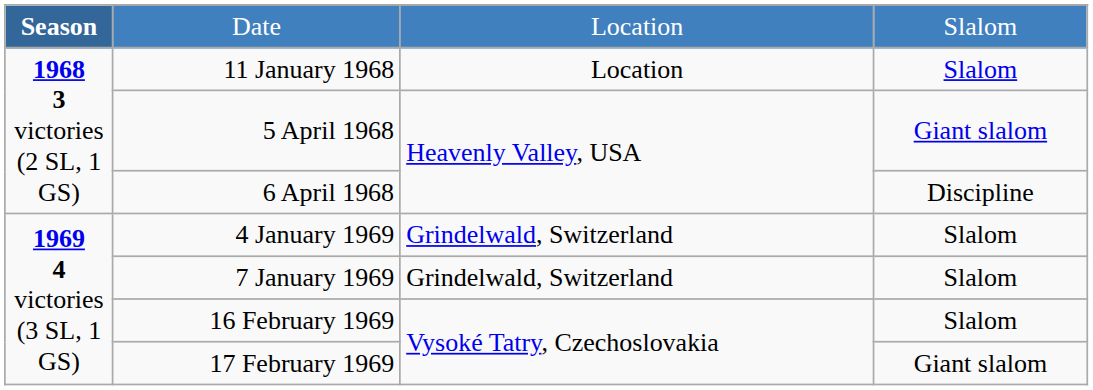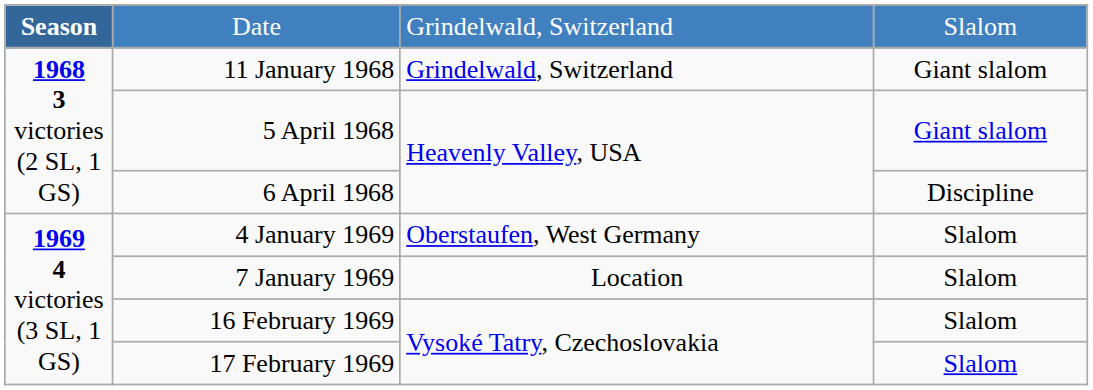(637, 26) Location -> (540, 26) Grindelwald, Switzerland
(637, 68) Location -> (540, 68) Grindelwald, Switzerland
(980, 68) Slalom -> (980, 68) Giant slalom
(540, 234) Grindelwald, Switzerland -> (553, 234) Oberstaufen, West Germany
(540, 277) Grindelwald, Switzerland -> (637, 277) Location
(980, 363) Giant slalom -> (980, 363) Slalom
